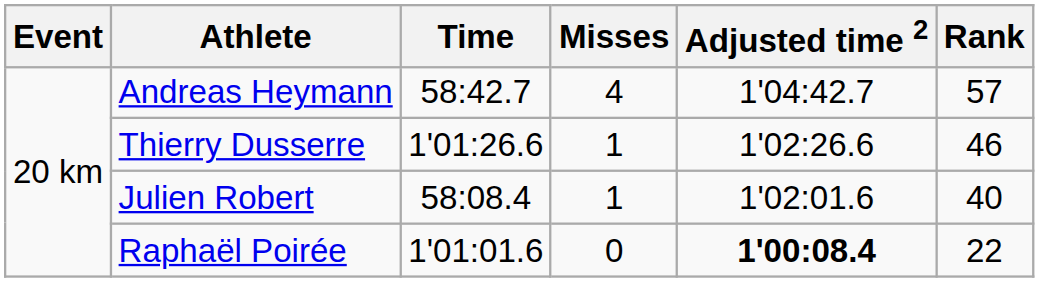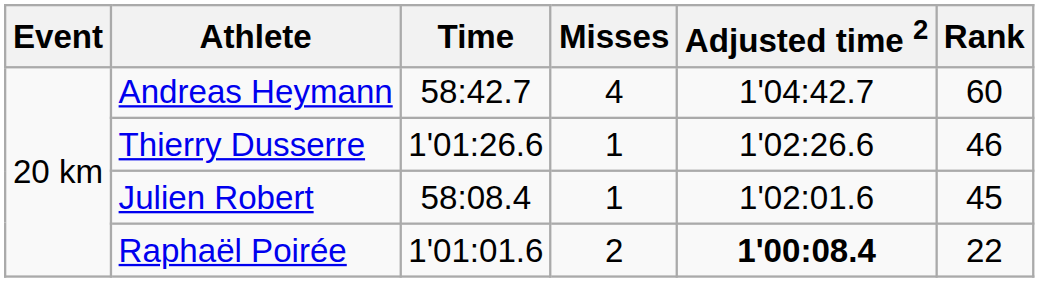(984, 93) 57 -> (984, 93) 60
(984, 197) 40 -> (984, 197) 45
(614, 250) 0 -> (614, 250) 2
